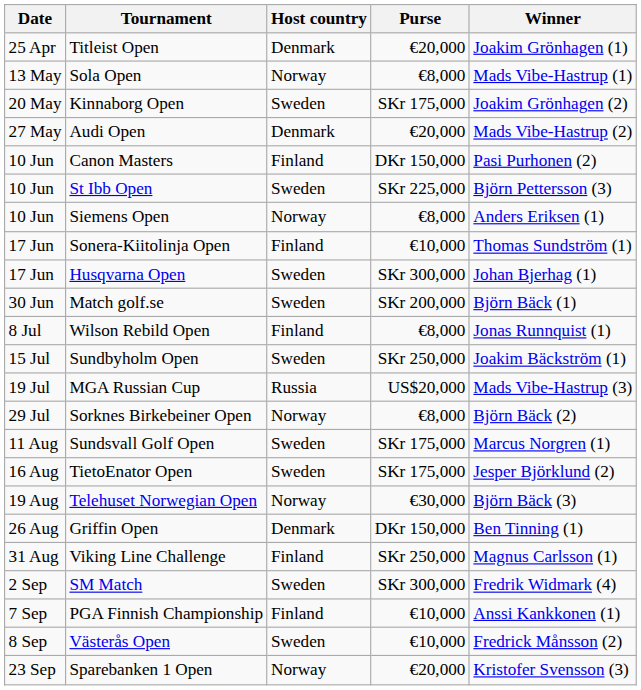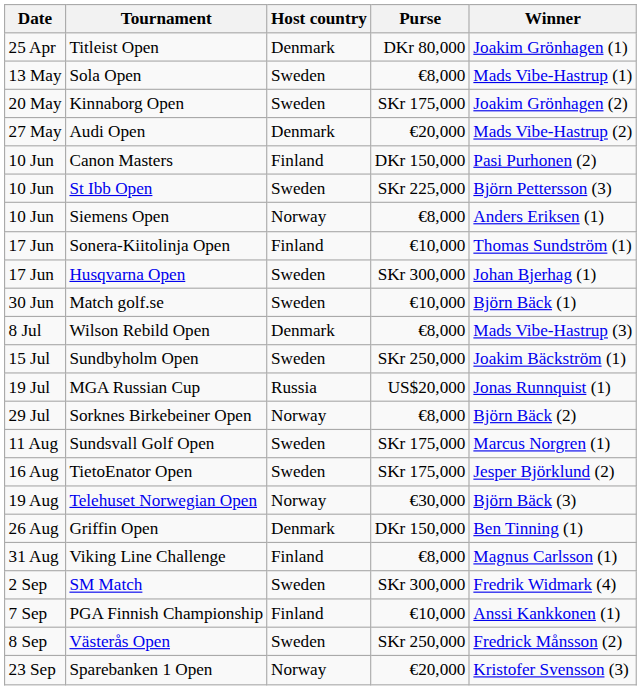(438, 47) €20,000 -> (424, 47) DKr 80,000
(299, 75) Norway -> (298, 75) Sweden
(422, 302) SKr 200,000 -> (438, 302) €10,000
(297, 330) Finland -> (303, 330) Denmark
(542, 330) Jonas Runnquist (1) -> (553, 330) Mads Vibe-Hastrup (3)
(553, 387) Mads Vibe-Hastrup (3) -> (542, 387) Jonas Runnquist (1)
(422, 556) SKr 250,000 -> (442, 556) €8,000
(438, 641) €10,000 -> (422, 641) SKr 250,000
